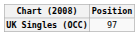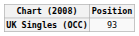(112, 25) 97 -> (112, 25) 93
